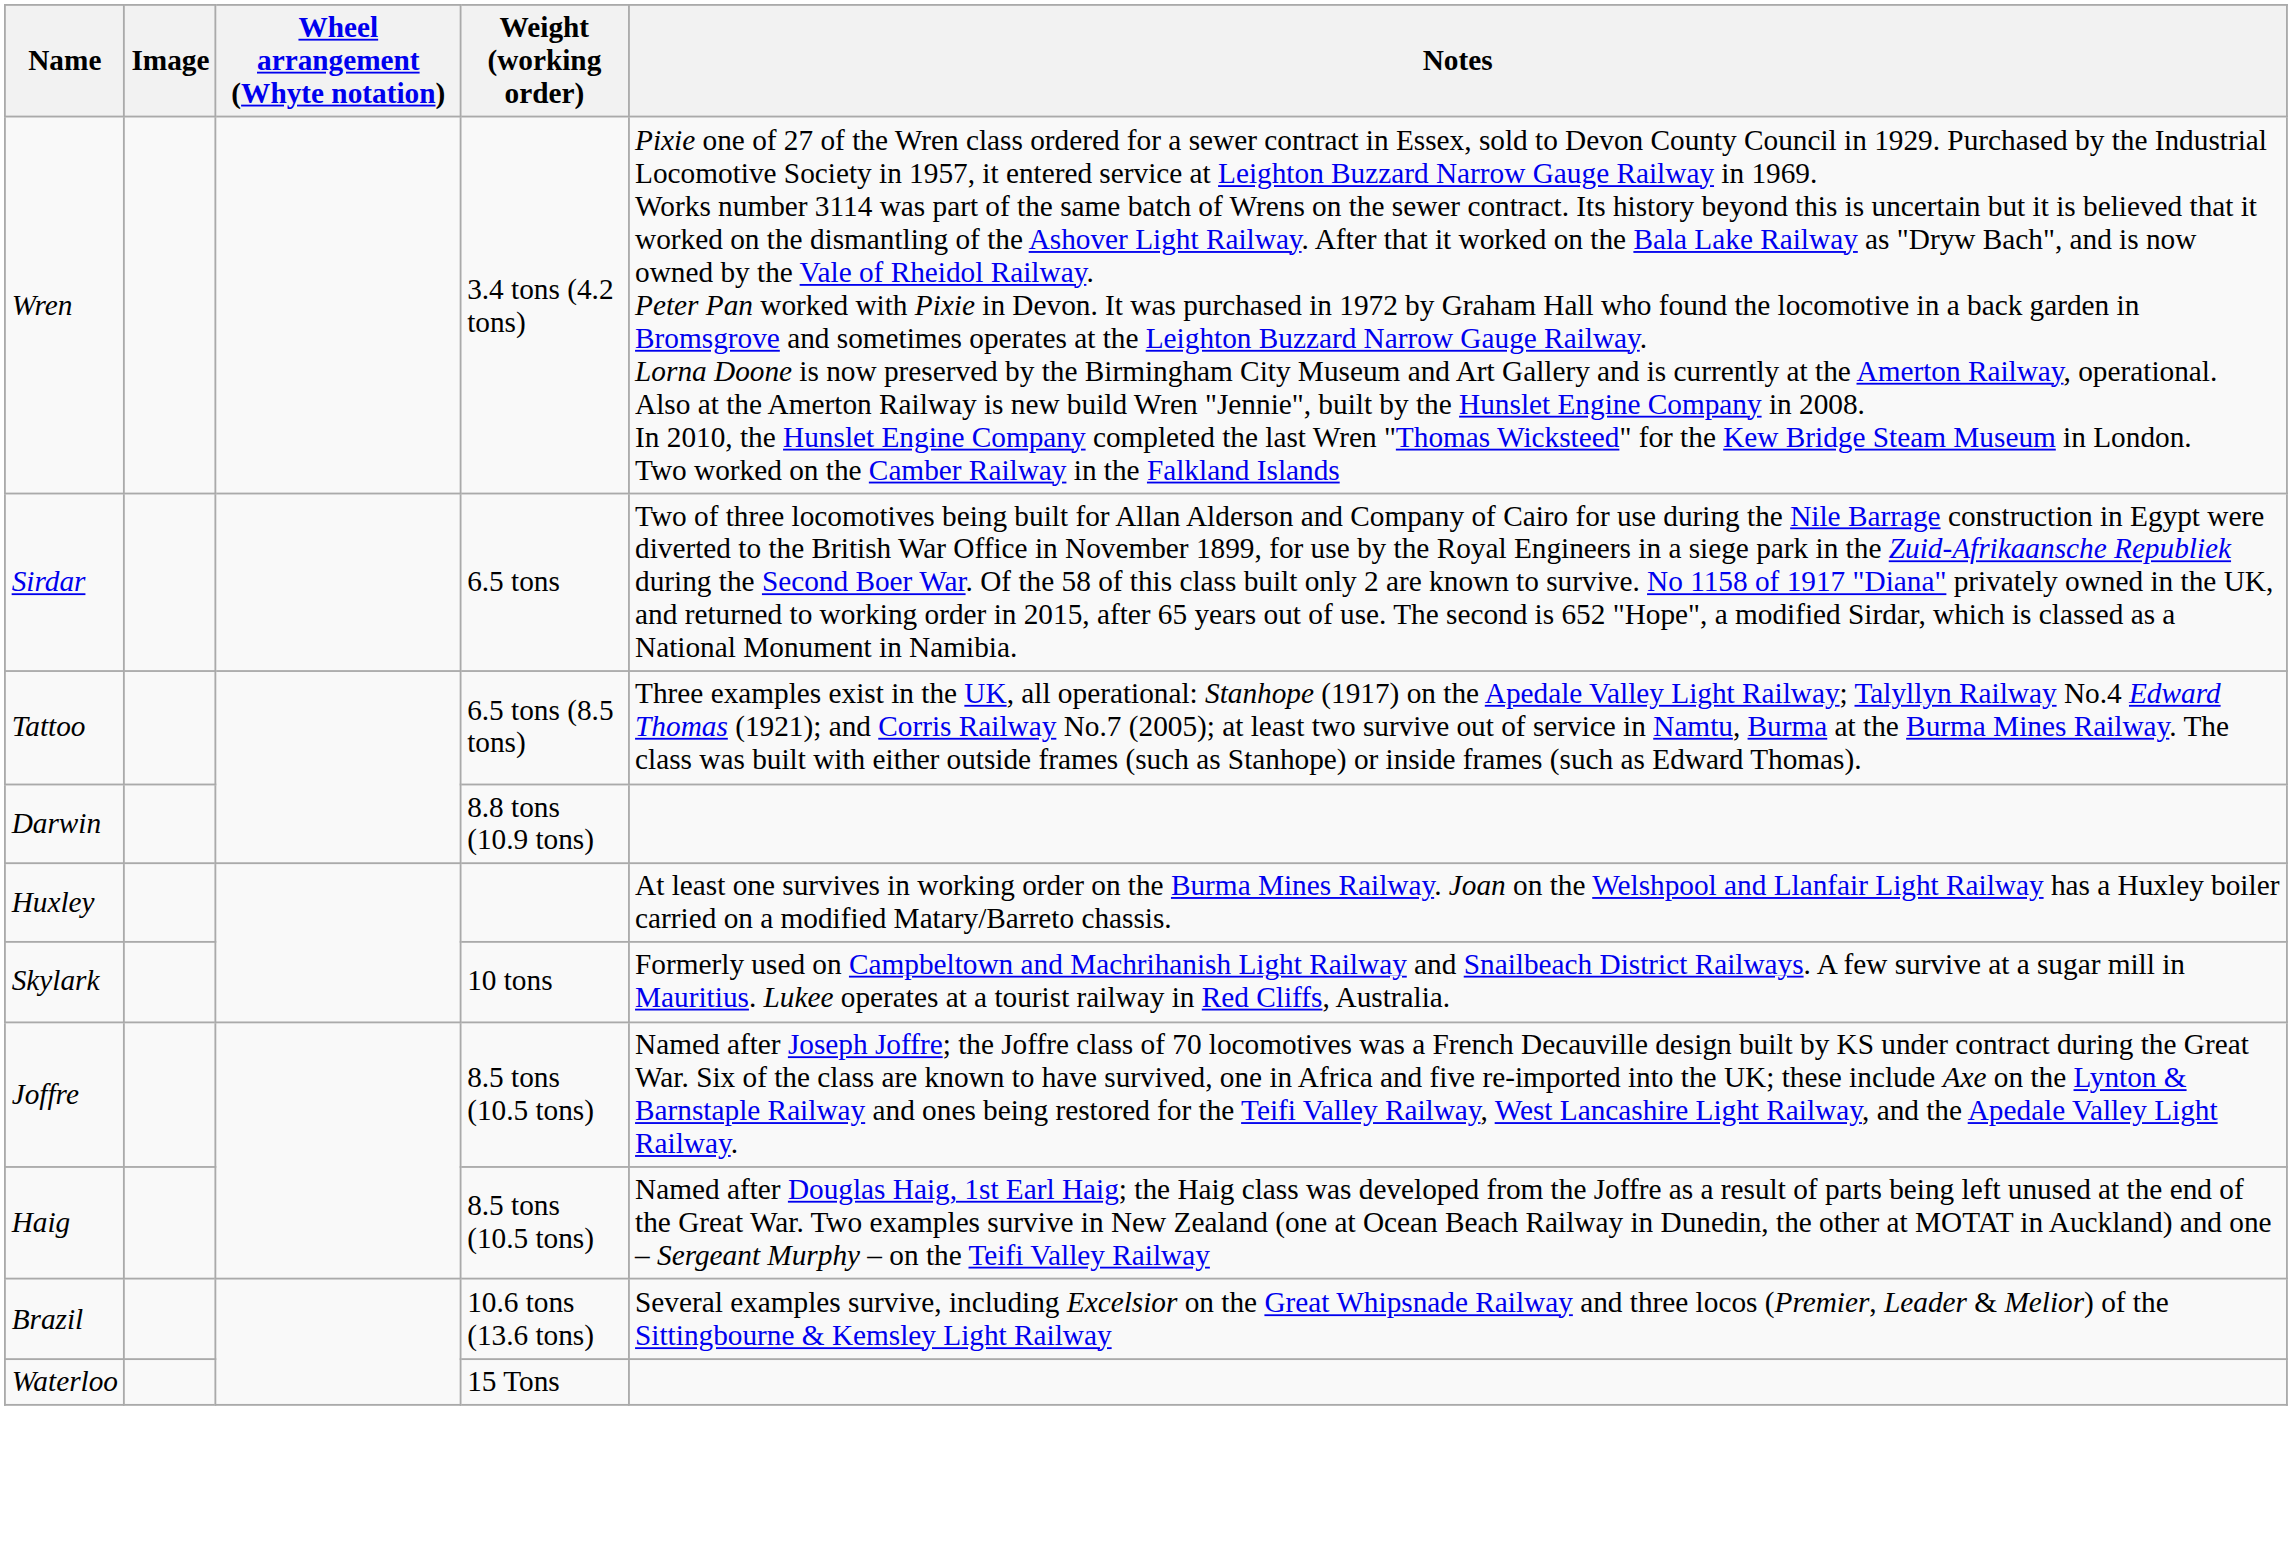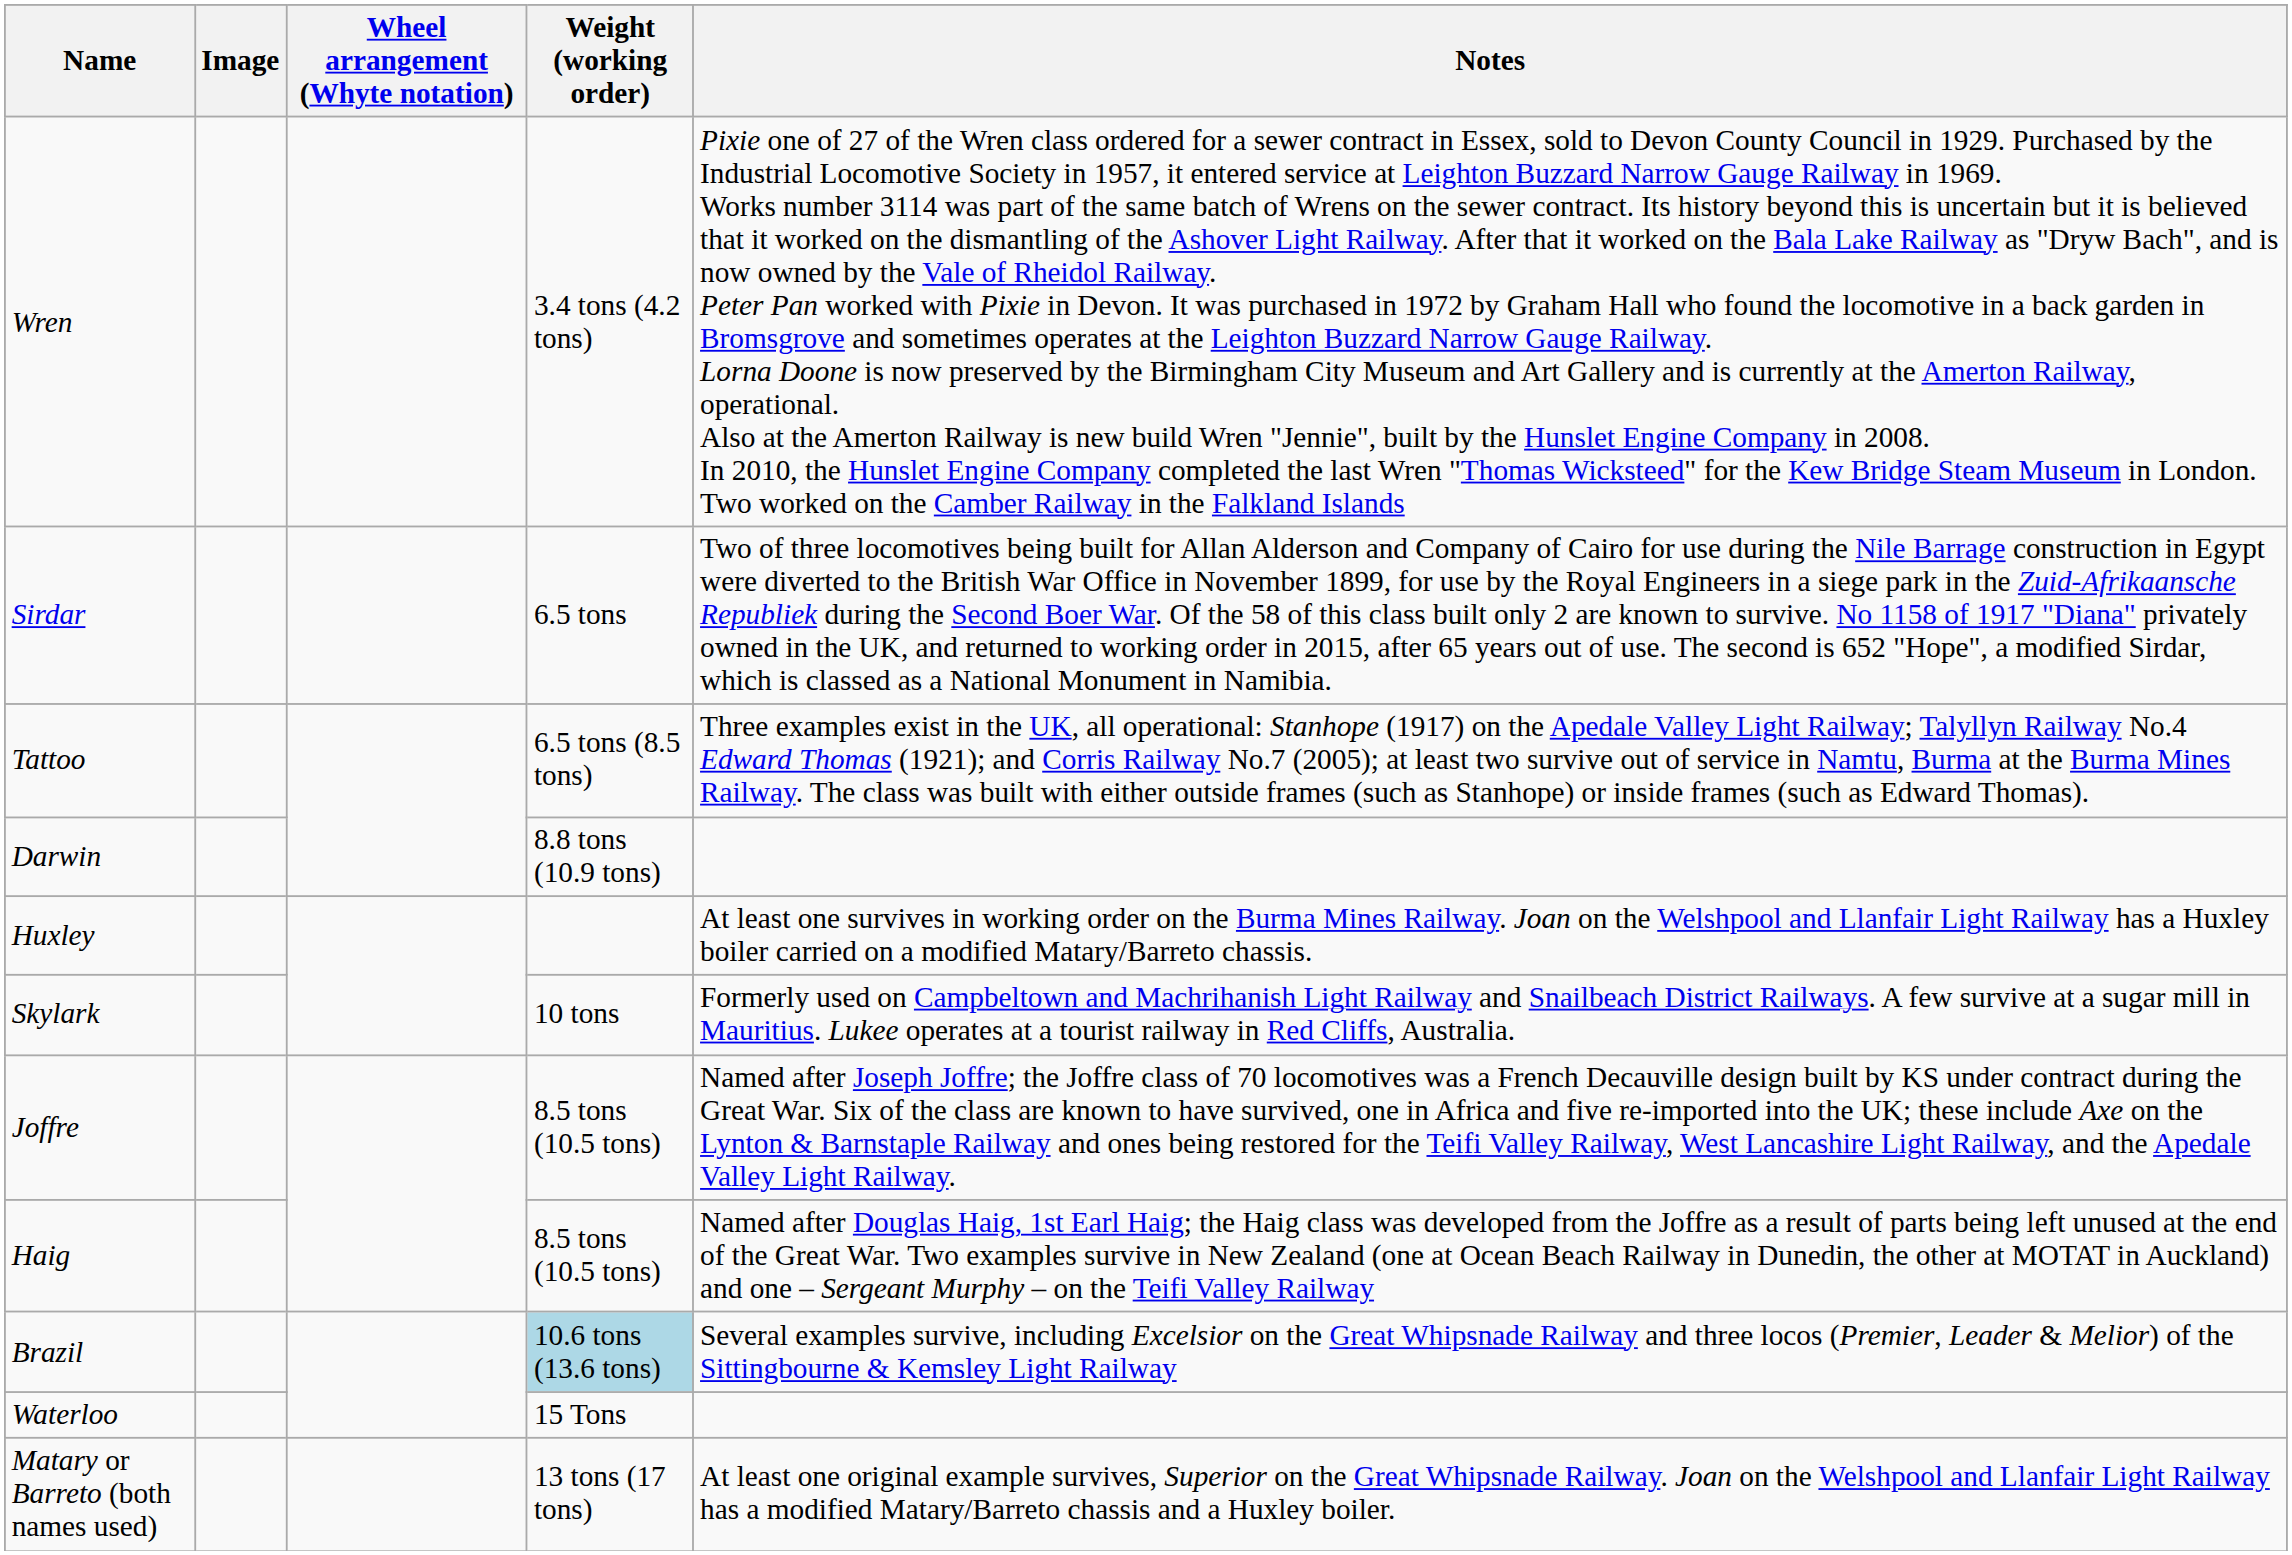(531, 1318) no background -> (597, 1351) lightblue background
+ row: (91, 1493)
